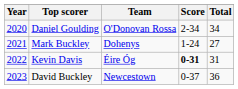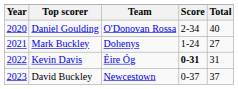(214, 28) 34 -> (214, 28) 40
(214, 76) 36 -> (214, 76) 37
